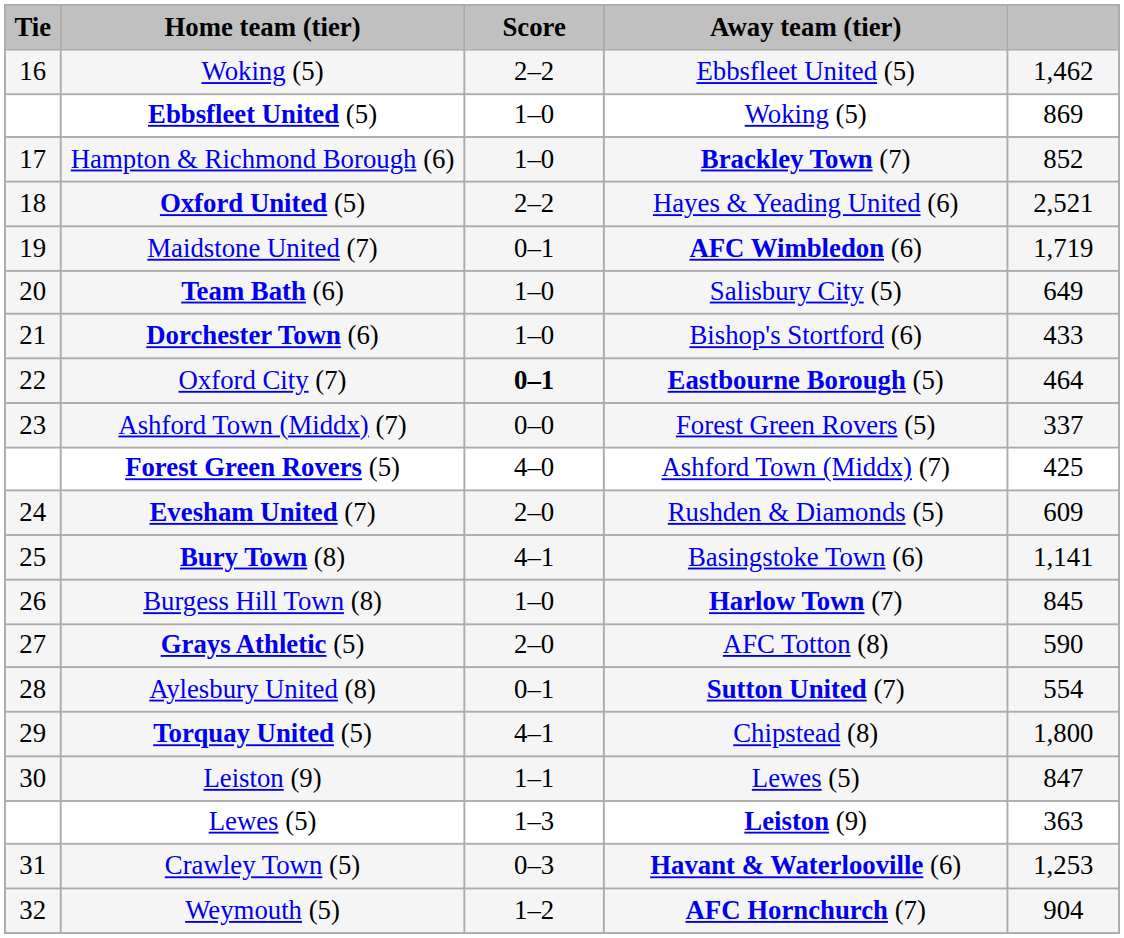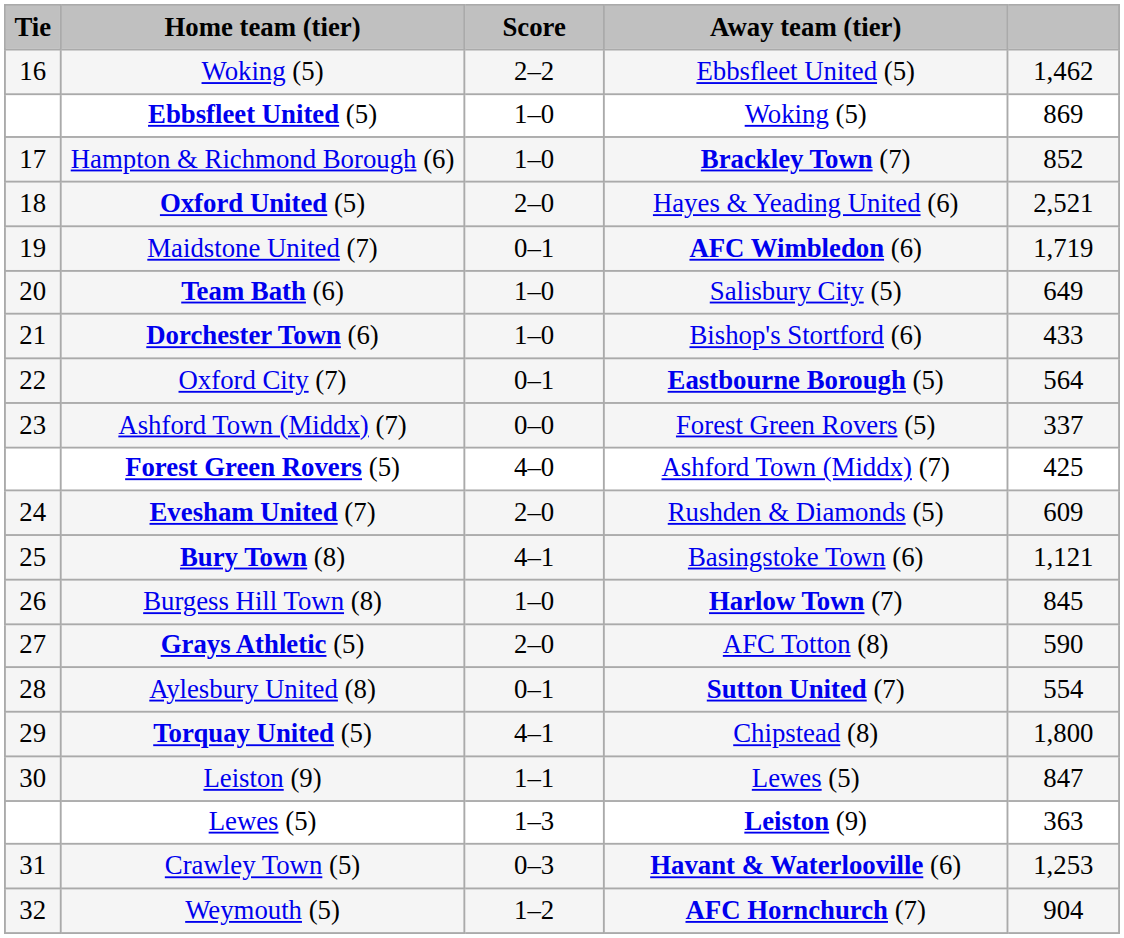(534, 203) 2–2 -> (534, 203) 2–0
(534, 380) bold -> (534, 380) normal
(1063, 380) 464 -> (1063, 380) 564
(1063, 557) 1,141 -> (1063, 557) 1,121
